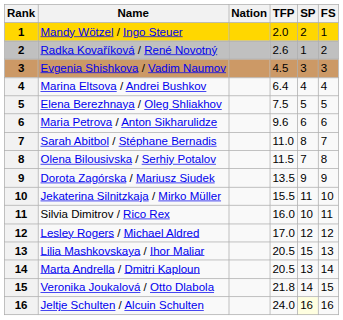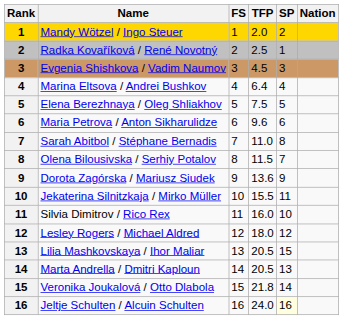columns swapped: (249, 13) <-> (328, 13)
(280, 50) 2.6 -> (259, 50) 2.5
(284, 178) 13.5 -> (263, 178) 13.6
(284, 232) 17.0 -> (263, 232) 18.0
